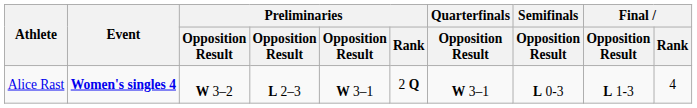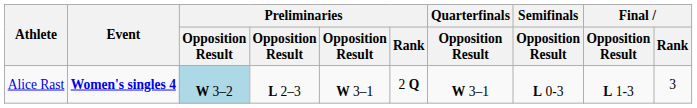(214, 92) no background -> (214, 92) lightblue background
(673, 84) 4 -> (673, 84) 3
